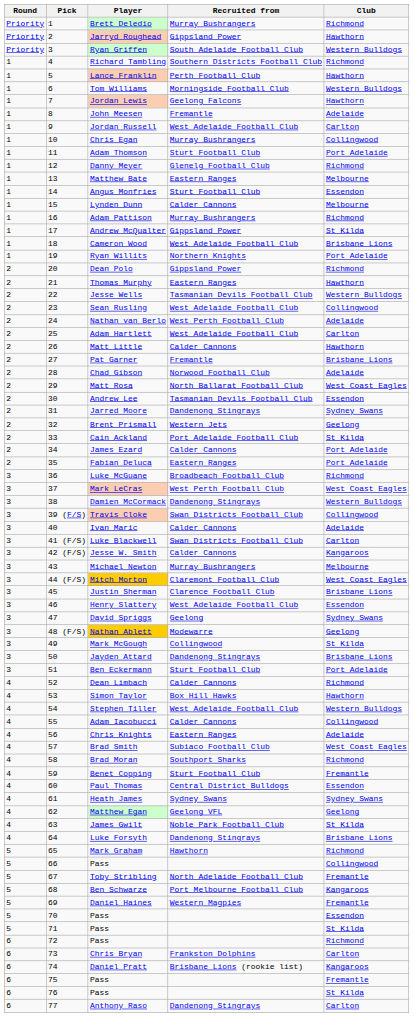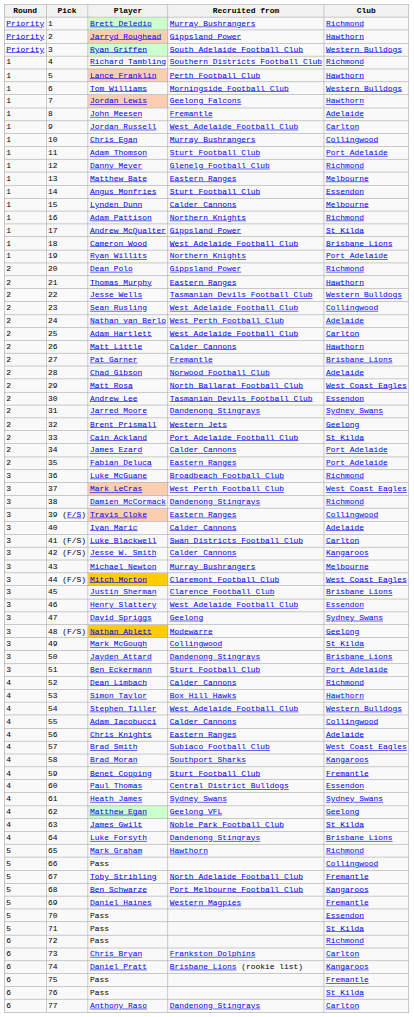(213, 218) Murray Bushrangers -> (208, 218) Northern Knights
(364, 502) Western Bulldogs -> (345, 502) Richmond
(236, 515) Swan Districts Football Club -> (203, 515) Eastern Ranges
(345, 760) Richmond -> (347, 760) Kangaroos
